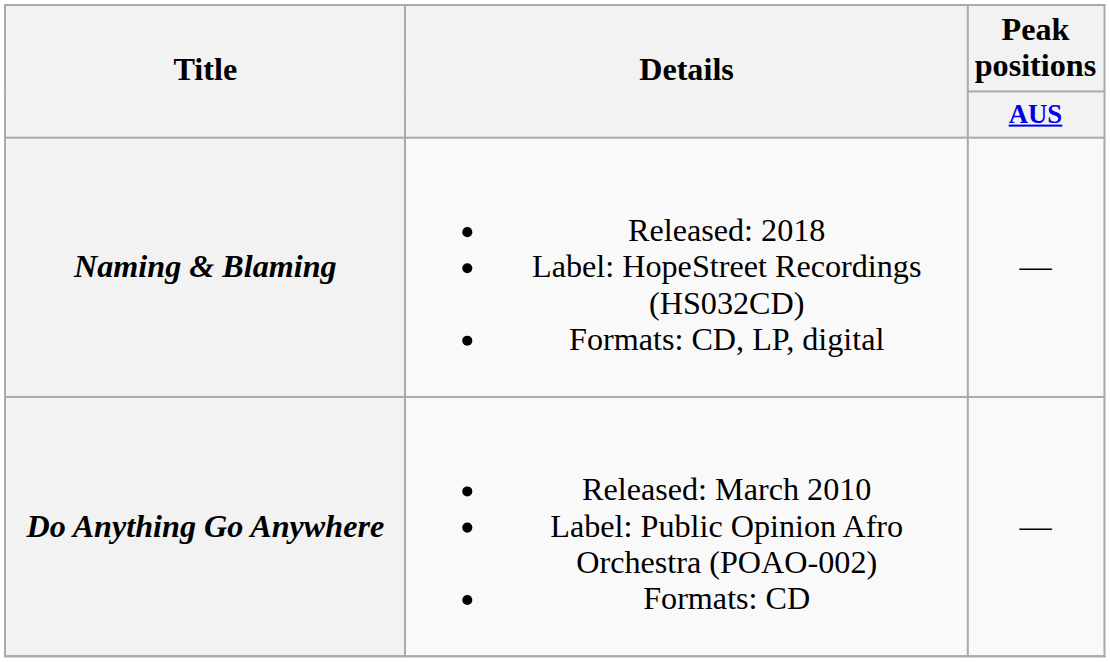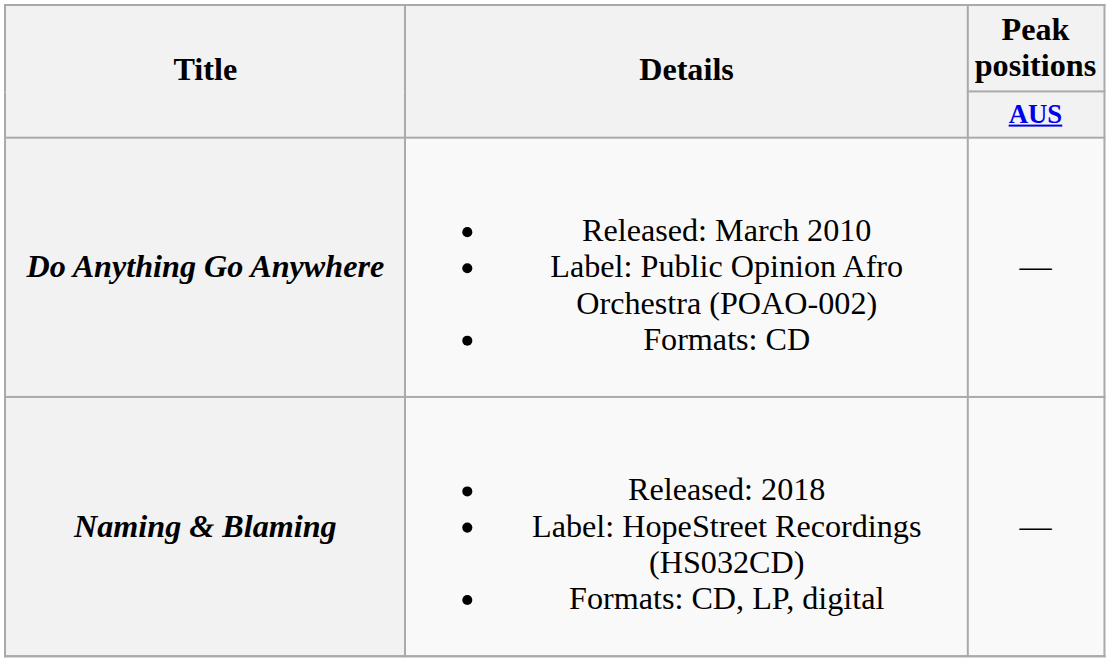rows swapped: (205, 526) <-> (205, 266)
